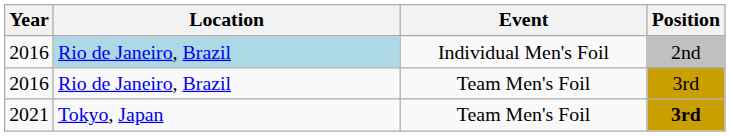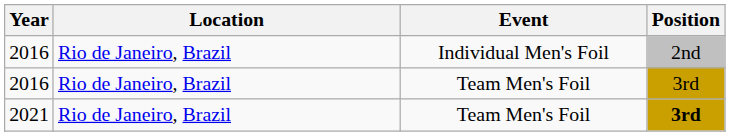(145, 51) lightblue background -> (145, 51) no background
(111, 114) Tokyo, Japan -> (145, 114) Rio de Janeiro, Brazil
